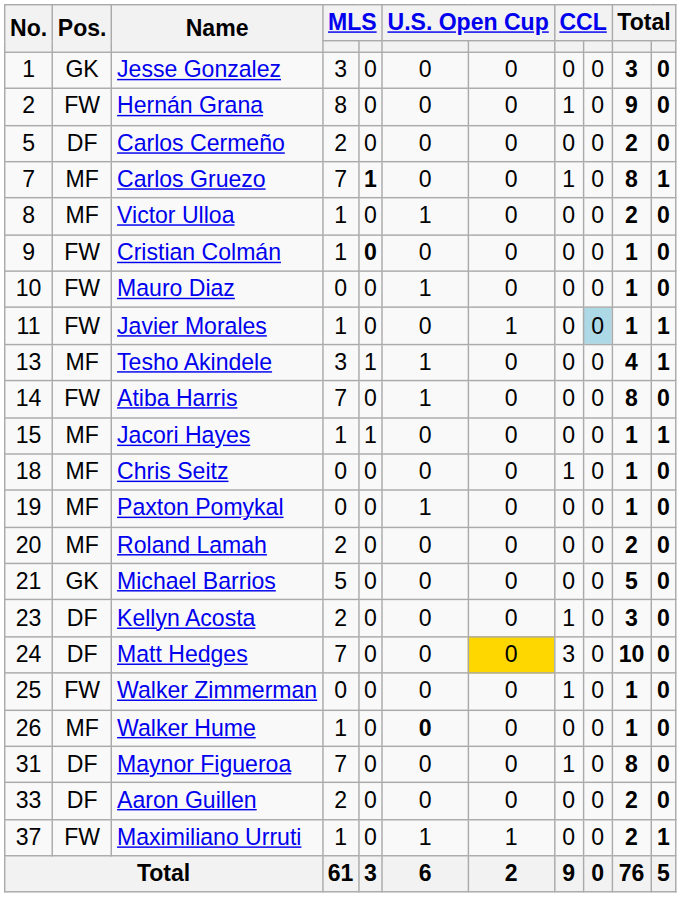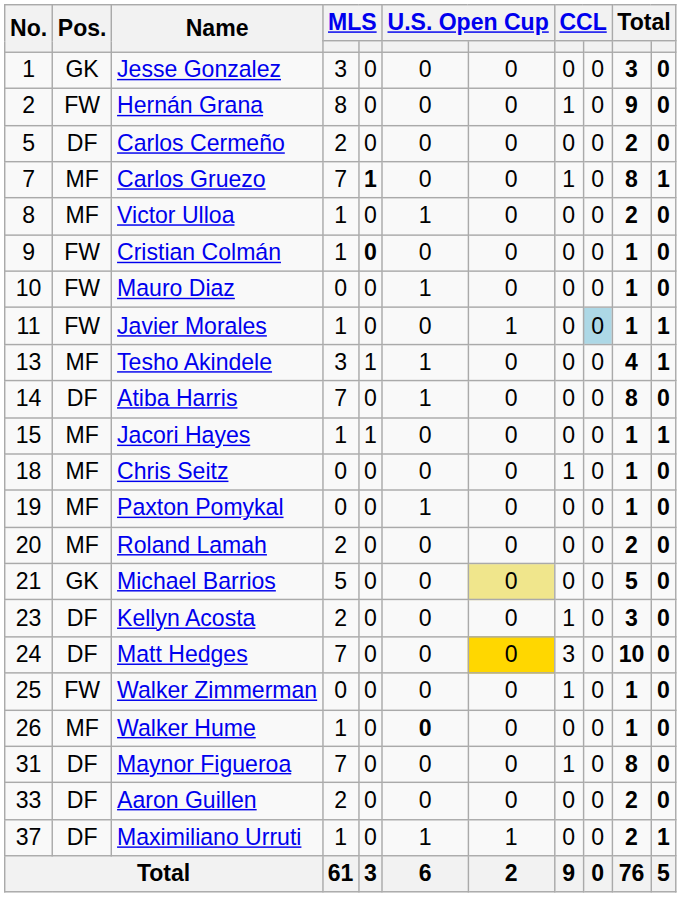(82, 398) FW -> (82, 398) DF
(511, 581) no background -> (511, 581) khaki background
(82, 837) FW -> (82, 837) DF
